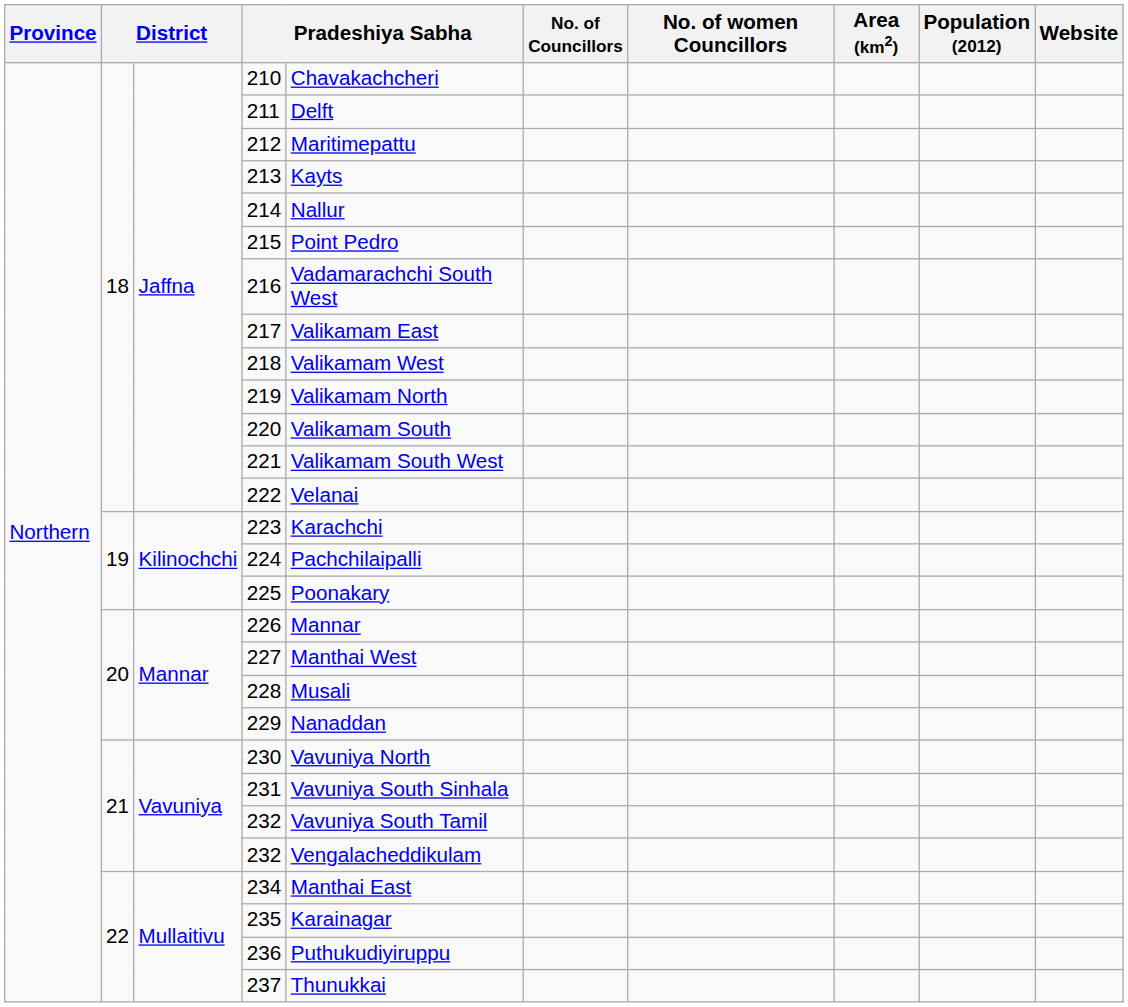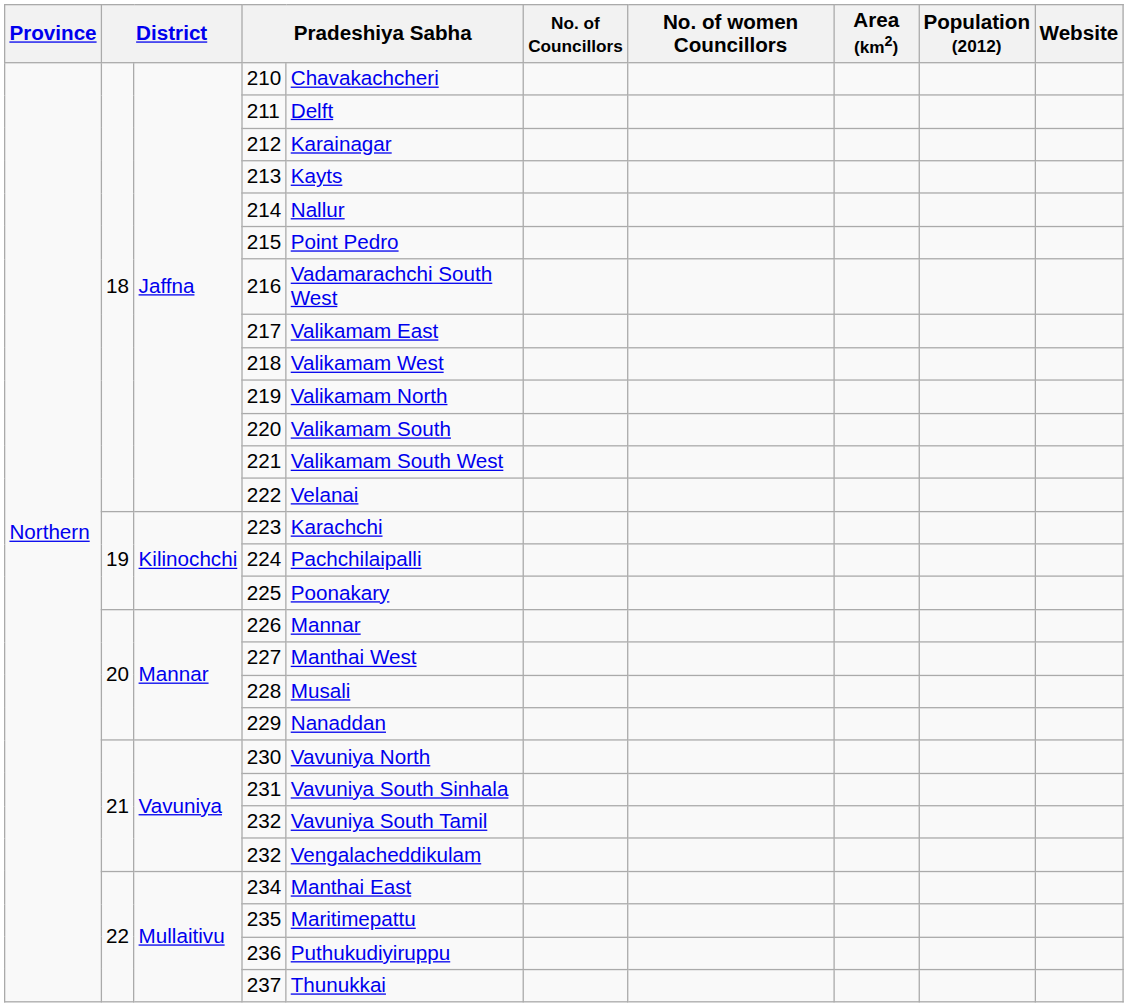(353, 144) Maritimepattu -> (341, 144) Karainagar
(341, 920) Karainagar -> (353, 920) Maritimepattu
